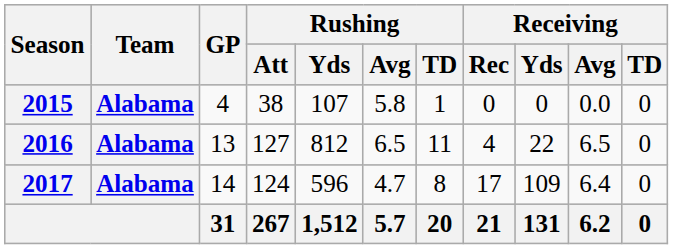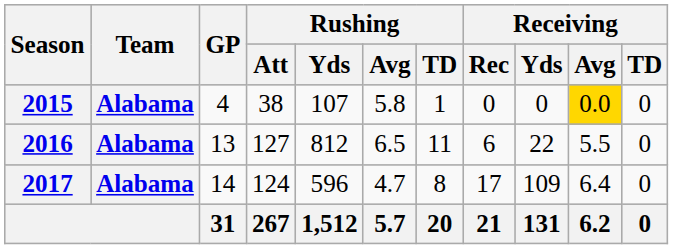(595, 104) no background -> (595, 104) gold background
(489, 143) 4 -> (489, 143) 6
(595, 143) 6.5 -> (595, 143) 5.5
